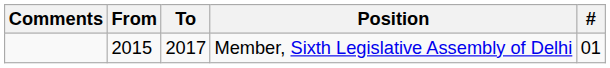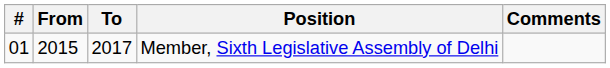columns swapped: (591, 18) <-> (56, 18)
